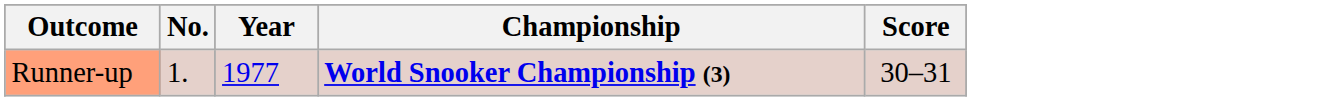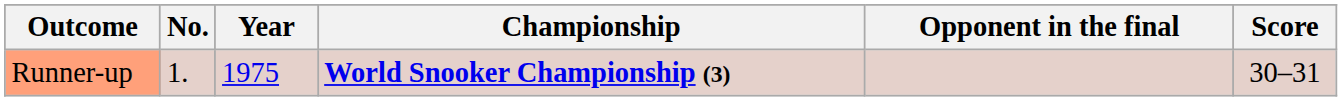+ column: (1049, 27)
(251, 72) 1977 -> (251, 72) 1975
